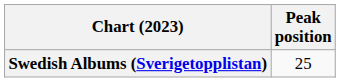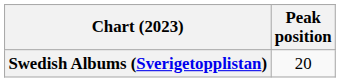(303, 63) 25 -> (303, 63) 20
